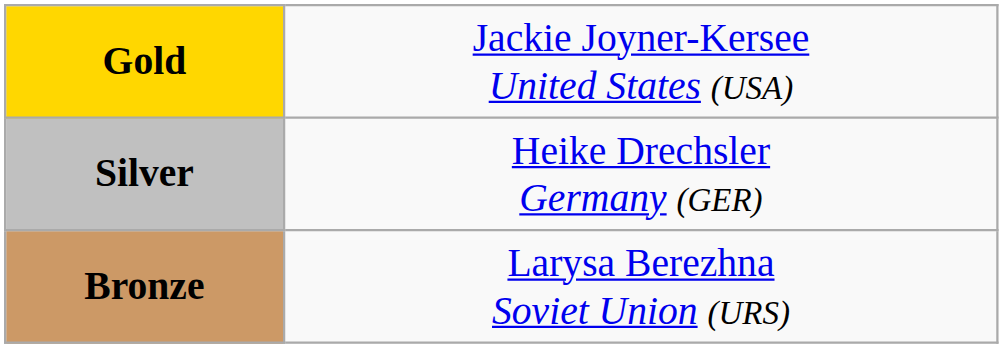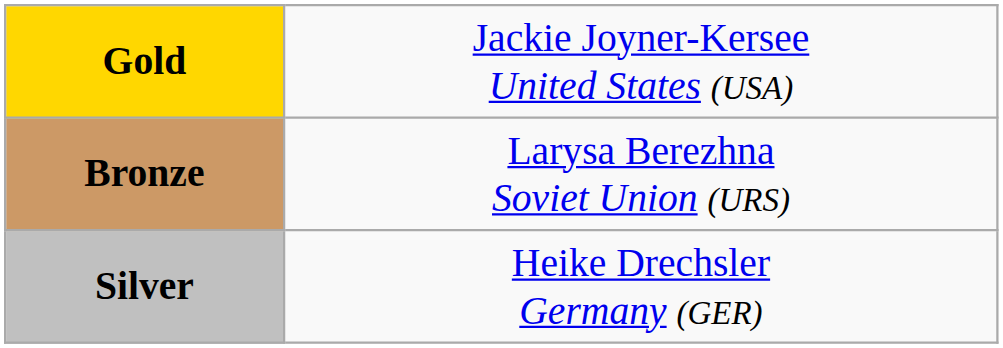rows swapped: (144, 172) <-> (144, 285)
